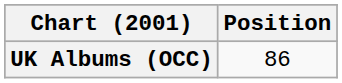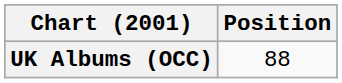(277, 60) 86 -> (277, 60) 88
